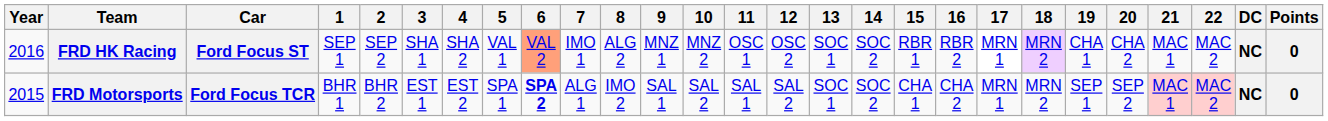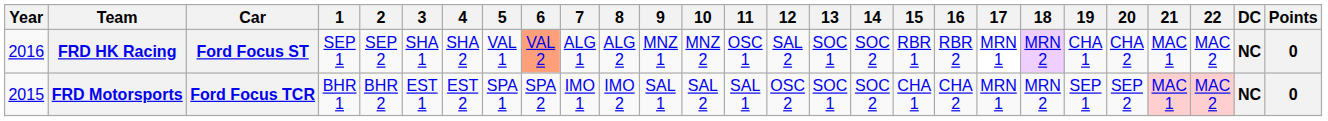(581, 51) IMO 1 -> (580, 51) ALG 1
(788, 51) OSC 2 -> (788, 51) SAL 2
(541, 94) bold -> (541, 94) normal
(581, 94) ALG 1 -> (580, 94) IMO 1
(788, 94) SAL 2 -> (788, 94) OSC 2
